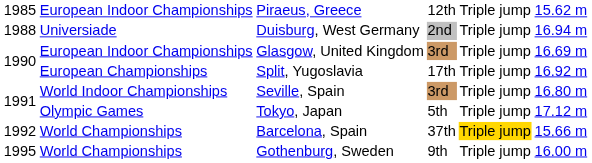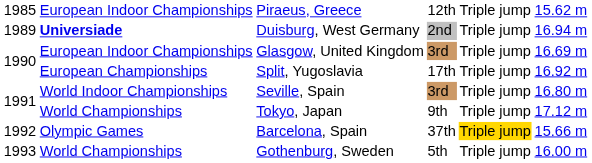(20, 30) 1988 -> (20, 30) 1989
(78, 30) normal -> (81, 30) bold
(92, 111) Olympic Games -> (111, 111) World Championships
(438, 111) 5th -> (438, 111) 9th
(111, 131) World Championships -> (92, 131) Olympic Games
(20, 151) 1995 -> (20, 151) 1993
(438, 151) 9th -> (438, 151) 5th
